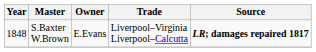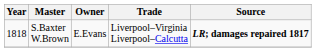(17, 33) 1848 -> (17, 33) 1818
